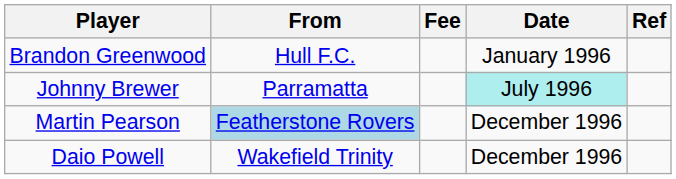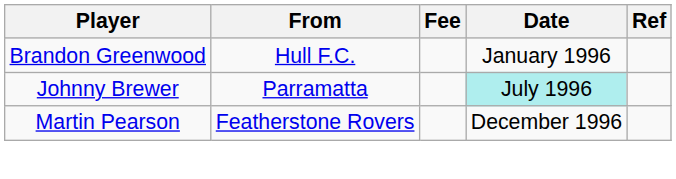(315, 122) lightblue background -> (315, 122) no background
- row: (108, 156)
